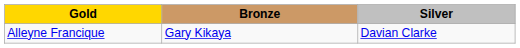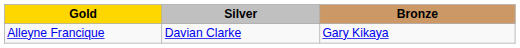columns swapped: (436, 14) <-> (260, 14)
